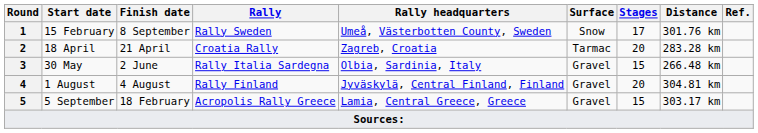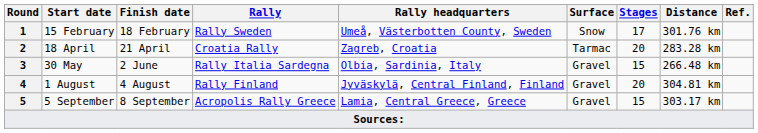(155, 31) 8 September -> (155, 31) 18 February
(155, 102) 18 February -> (155, 102) 8 September
